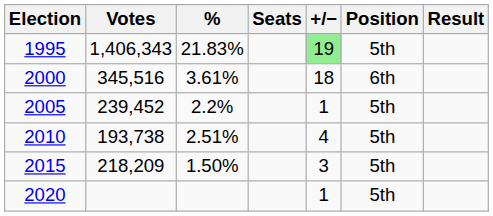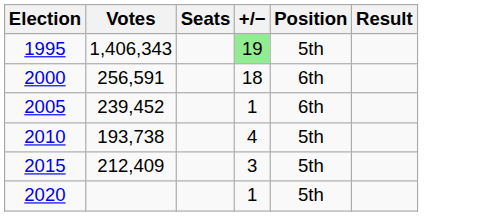- column: (212, 19)
(131, 78) 345,516 -> (131, 78) 256,591
(382, 107) 5th -> (311, 107) 6th
(131, 166) 218,209 -> (131, 166) 212,409
